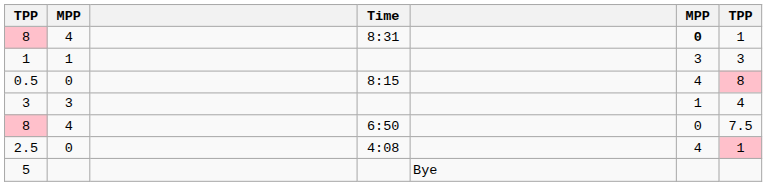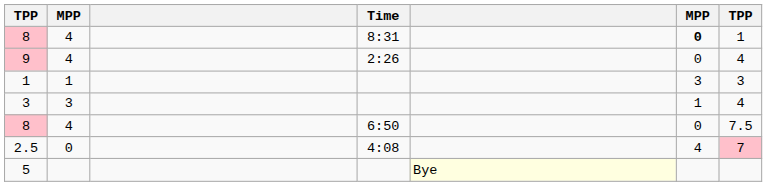+ row: (26, 60)
- row: (26, 82)
(741, 148) 1 -> (741, 148) 7
(425, 170) no background -> (425, 170) lightyellow background
